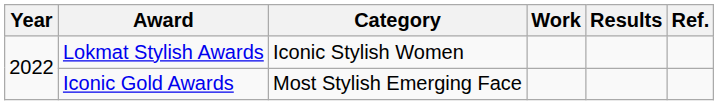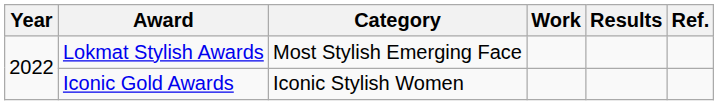(368, 52) Iconic Stylish Women -> (397, 52) Most Stylish Emerging Face
(397, 83) Most Stylish Emerging Face -> (368, 83) Iconic Stylish Women
